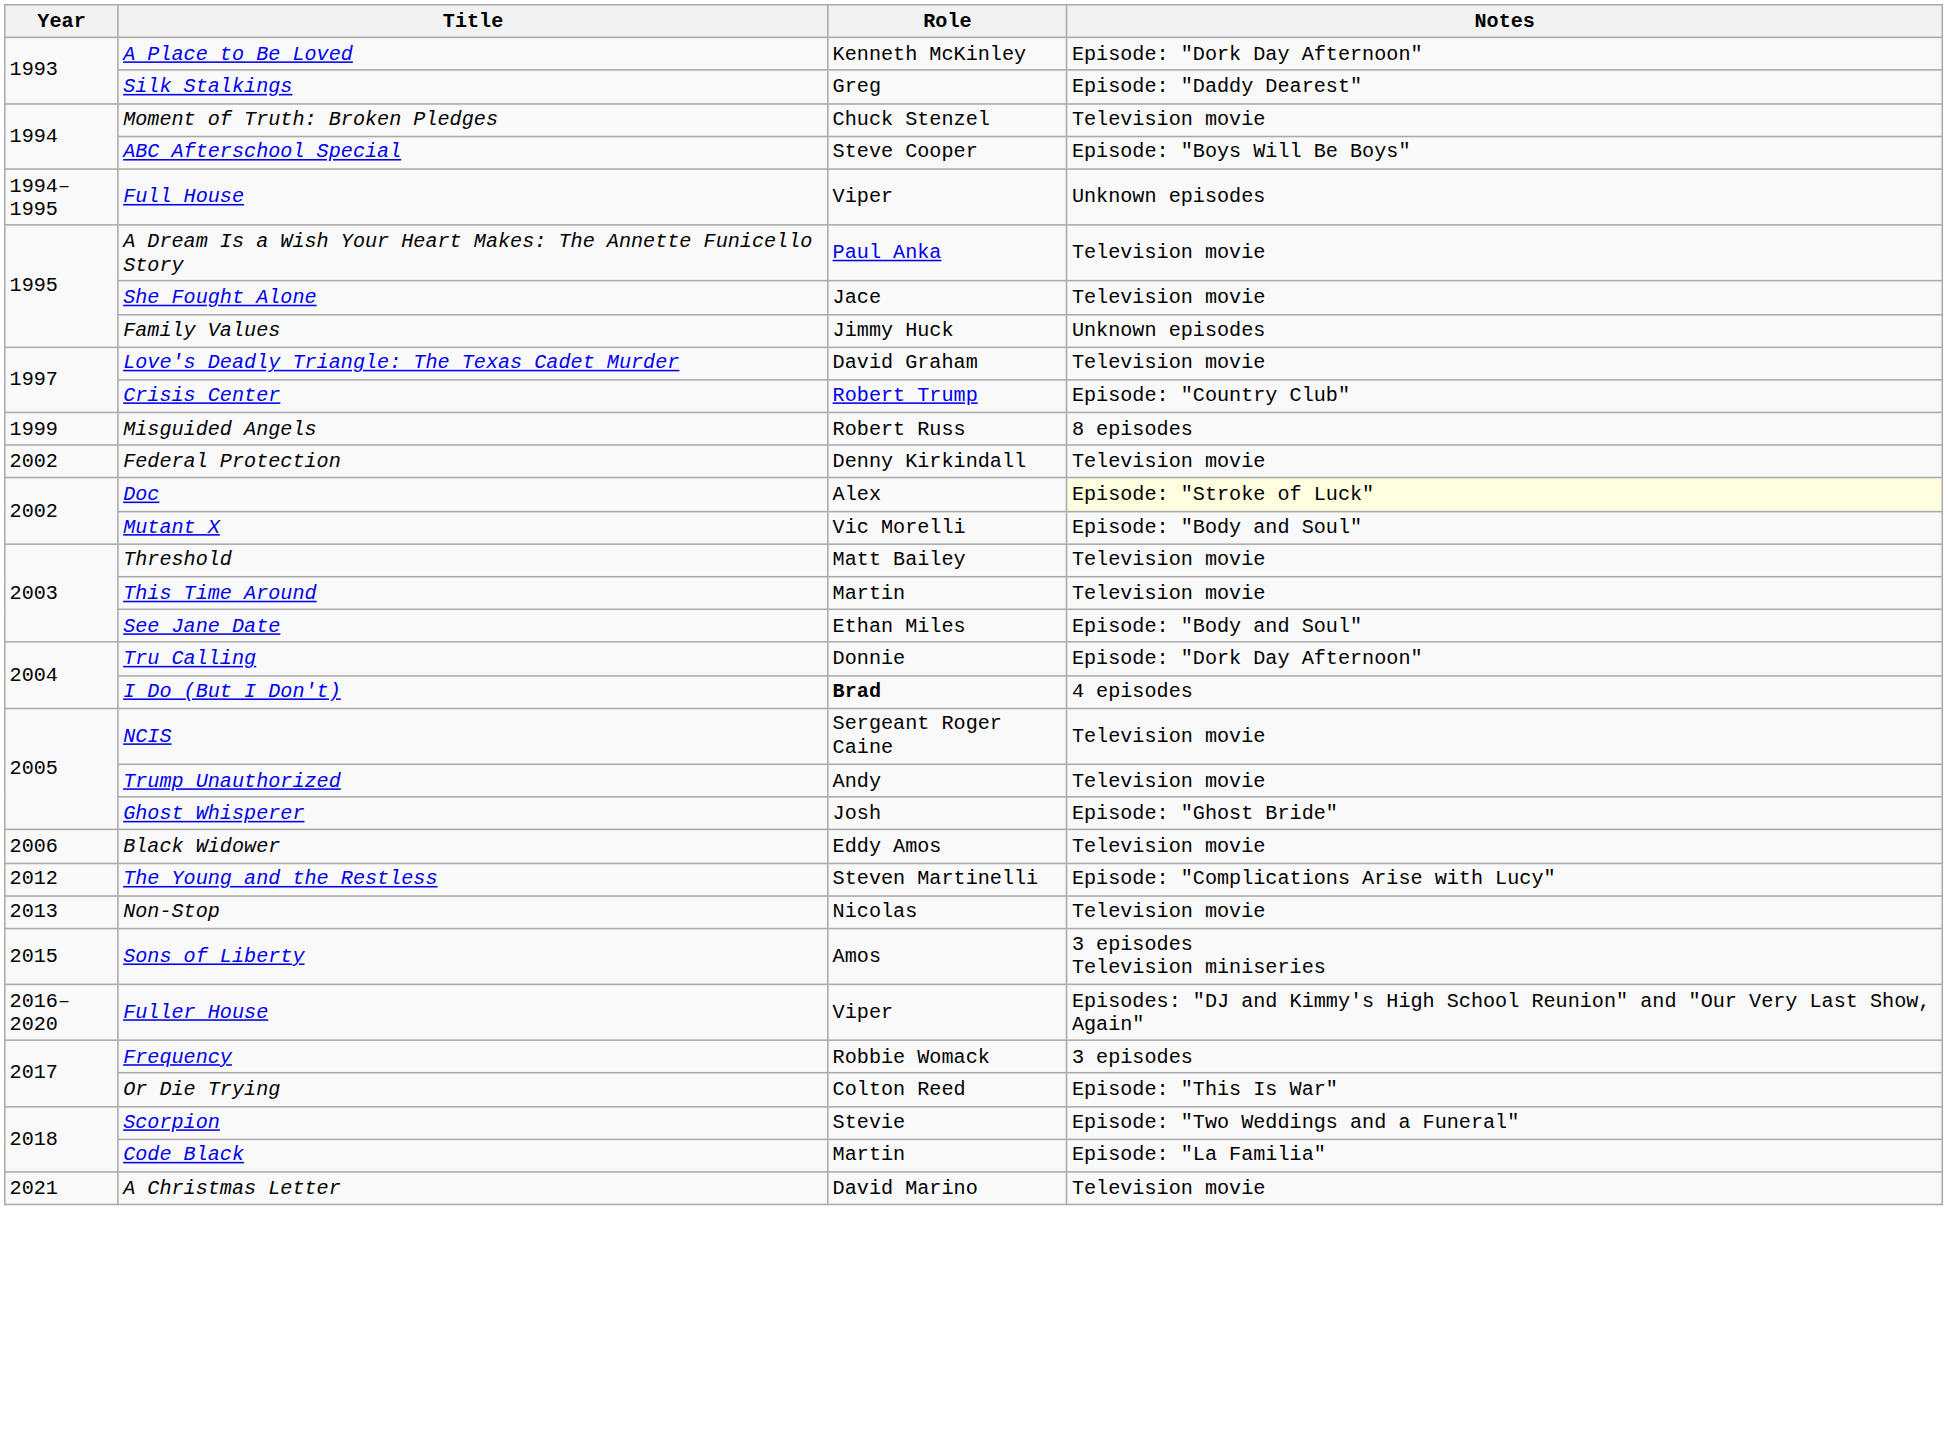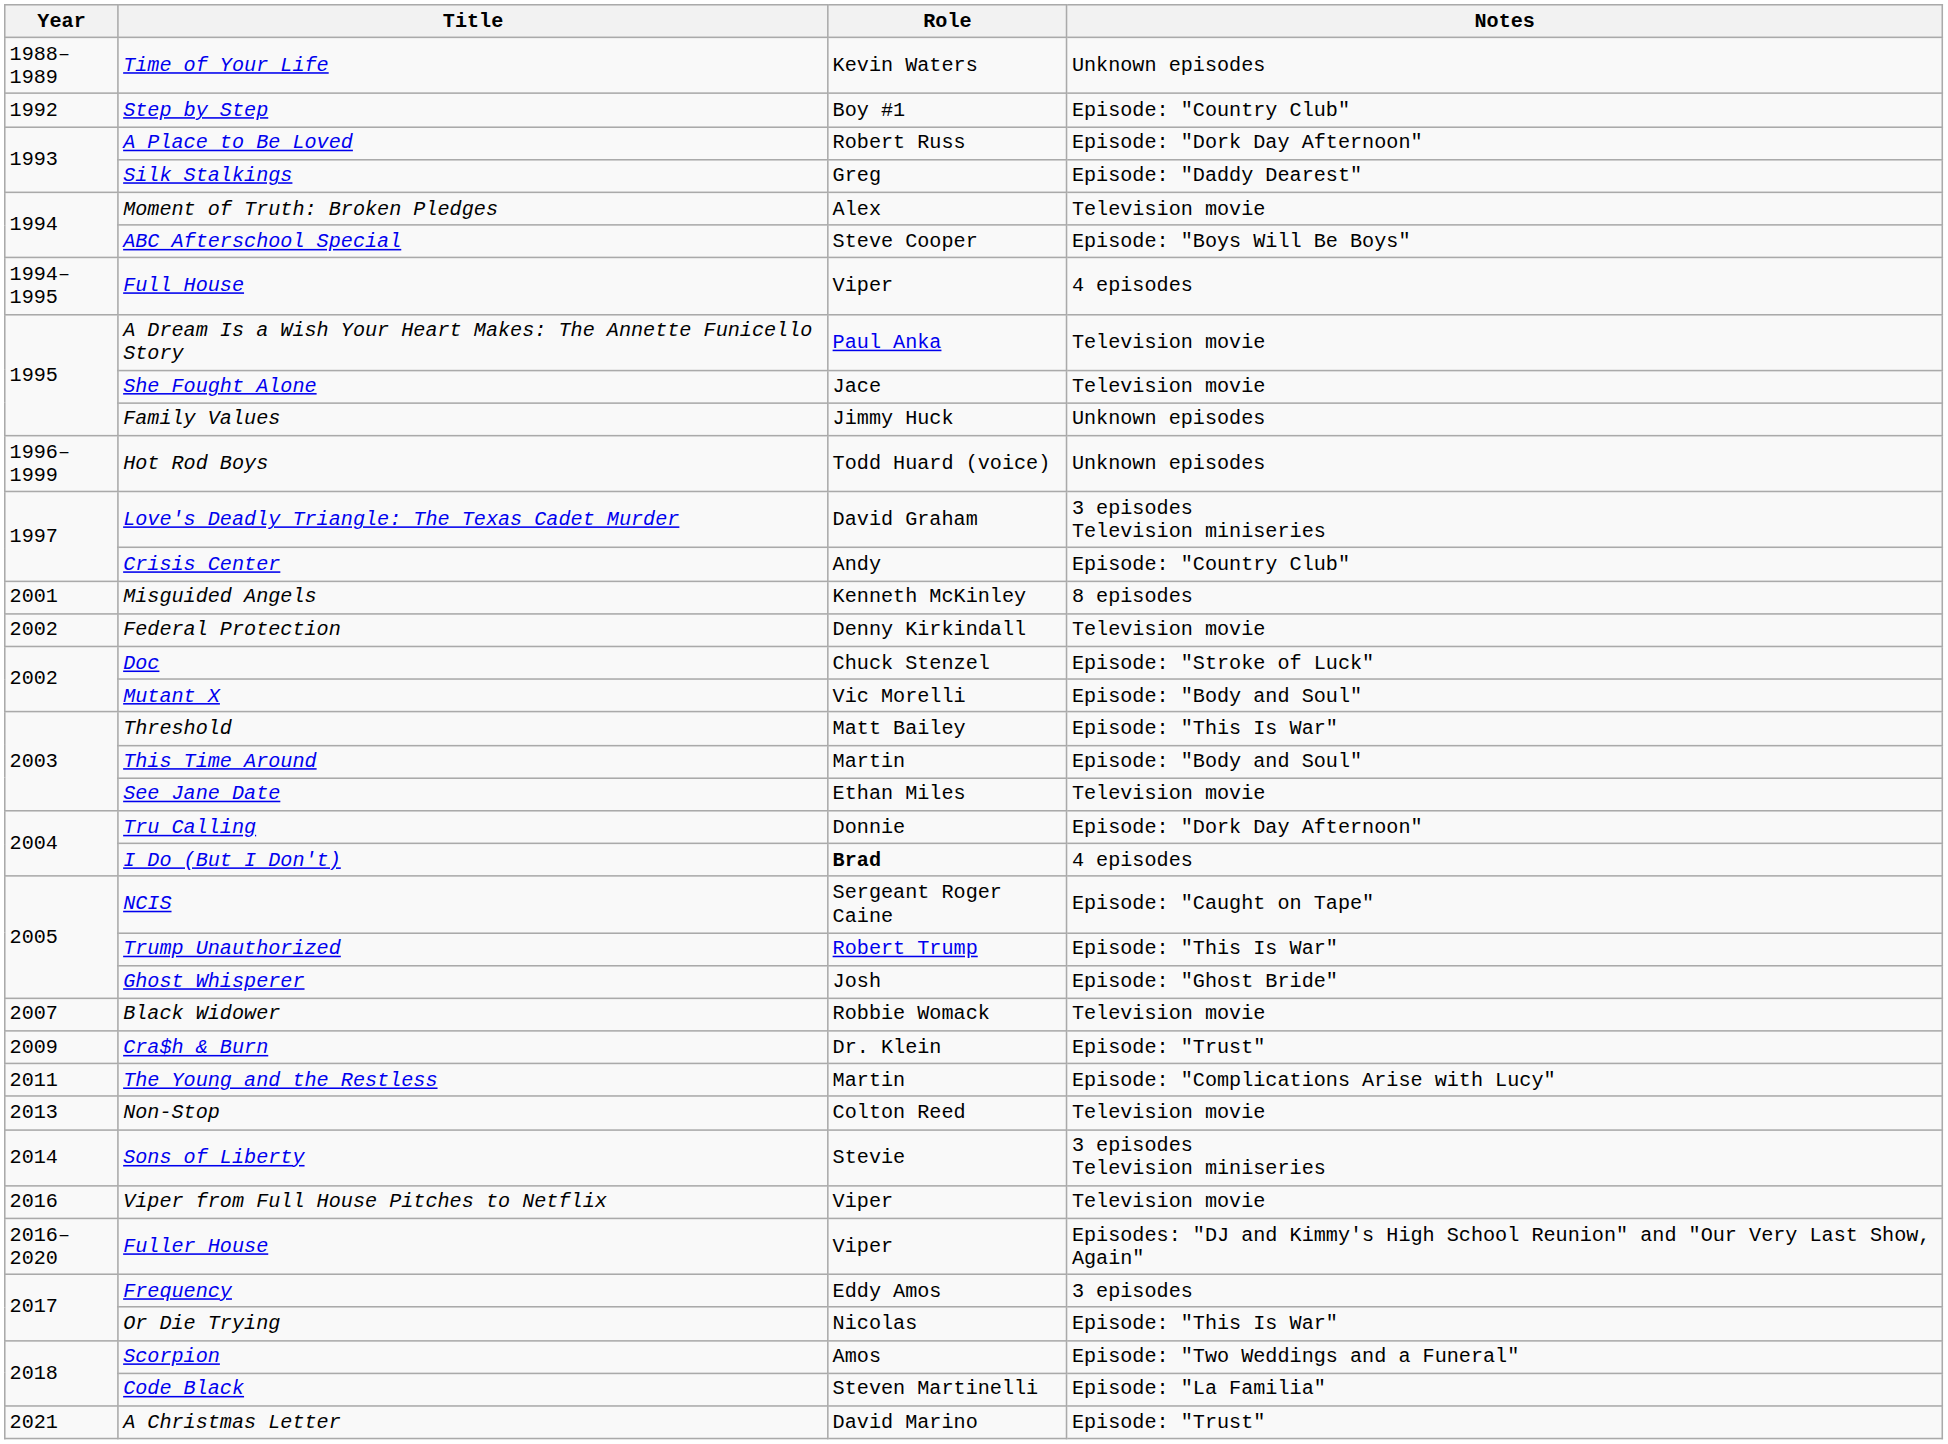+ row: (226, 66)
+ row: (196, 110)
(929, 54) Kenneth McKinley -> (899, 143) Robert Russ
(911, 120) Chuck Stenzel -> (857, 209) Alex
(1169, 197) Unknown episodes -> (1132, 286) 4 episodes
+ row: (196, 464)
(1169, 363) Television movie -> (1199, 520) 3 episodes Television miniseries
(905, 396) Robert Trump -> (857, 564) Andy
(34, 429) 1999 -> (34, 597) 2001
(899, 429) Robert Russ -> (929, 597) Kenneth McKinley
(857, 495) Alex -> (911, 663) Chuck Stenzel
(1223, 495) lightyellow background -> (1223, 663) no background
(1169, 560) Television movie -> (1205, 729) Episode: "This Is War"
(1169, 593) Television movie -> (1217, 761) Episode: "Body and Soul"
(1217, 626) Episode: "Body and Soul" -> (1169, 794) Television movie
(1169, 736) Television movie -> (1223, 904) Episode: "Caught on Tape"
(857, 781) Andy -> (905, 949) Robert Trump
(1169, 781) Television movie -> (1205, 949) Episode: "This Is War"
(34, 846) 2006 -> (34, 1015) 2007
(887, 846) Eddy Amos -> (911, 1015) Robbie Womack
+ row: (196, 1047)
(34, 879) 2012 -> (34, 1080) 2011
(935, 879) Steven Martinelli -> (869, 1080) Martin
(875, 912) Nicolas -> (899, 1113) Colton Reed
(34, 956) 2015 -> (34, 1158) 2014
(857, 956) Amos -> (869, 1158) Stevie
+ row: (365, 1202)
(911, 1057) Robbie Womack -> (887, 1291) Eddy Amos
(899, 1090) Colton Reed -> (875, 1324) Nicolas
(869, 1123) Stevie -> (857, 1357) Amos
(869, 1156) Martin -> (935, 1389) Steven Martinelli
(1169, 1188) Television movie -> (1169, 1422) Episode: "Trust"
